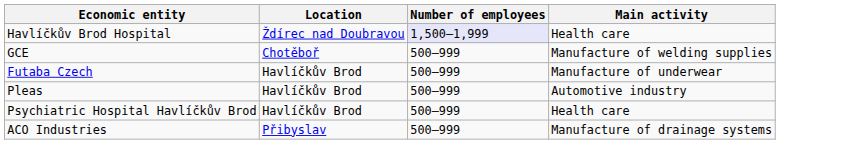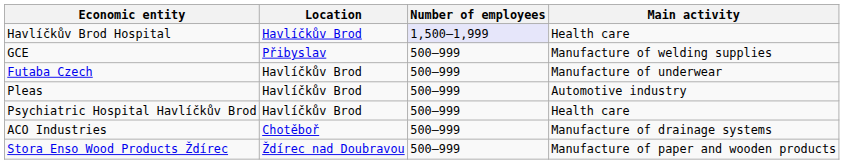(333, 33) Ždírec nad Doubravou -> (312, 33) Havlíčkův Brod
(291, 53) Chotěboř -> (294, 53) Přibyslav
(294, 130) Přibyslav -> (291, 130) Chotěboř
+ row: (118, 149)
